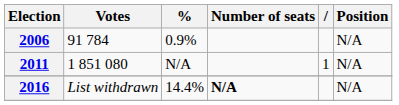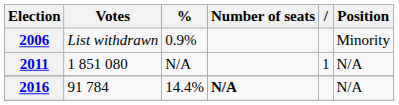(88, 40) 91 784 -> (113, 40) List withdrawn
(349, 40) N/A -> (363, 40) Minority
(113, 87) List withdrawn -> (88, 87) 91 784
